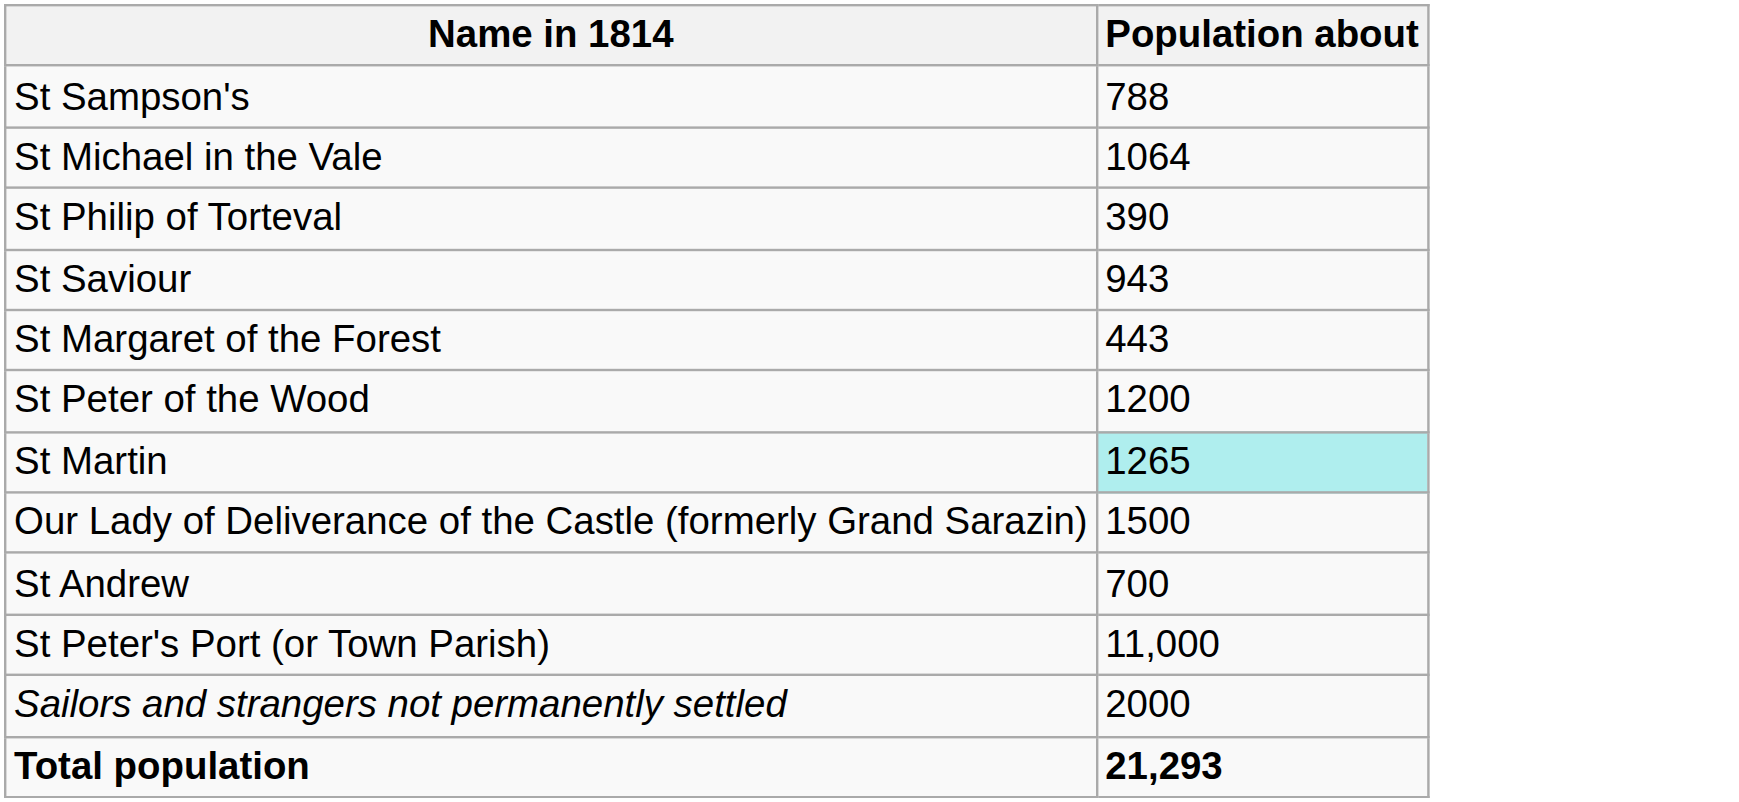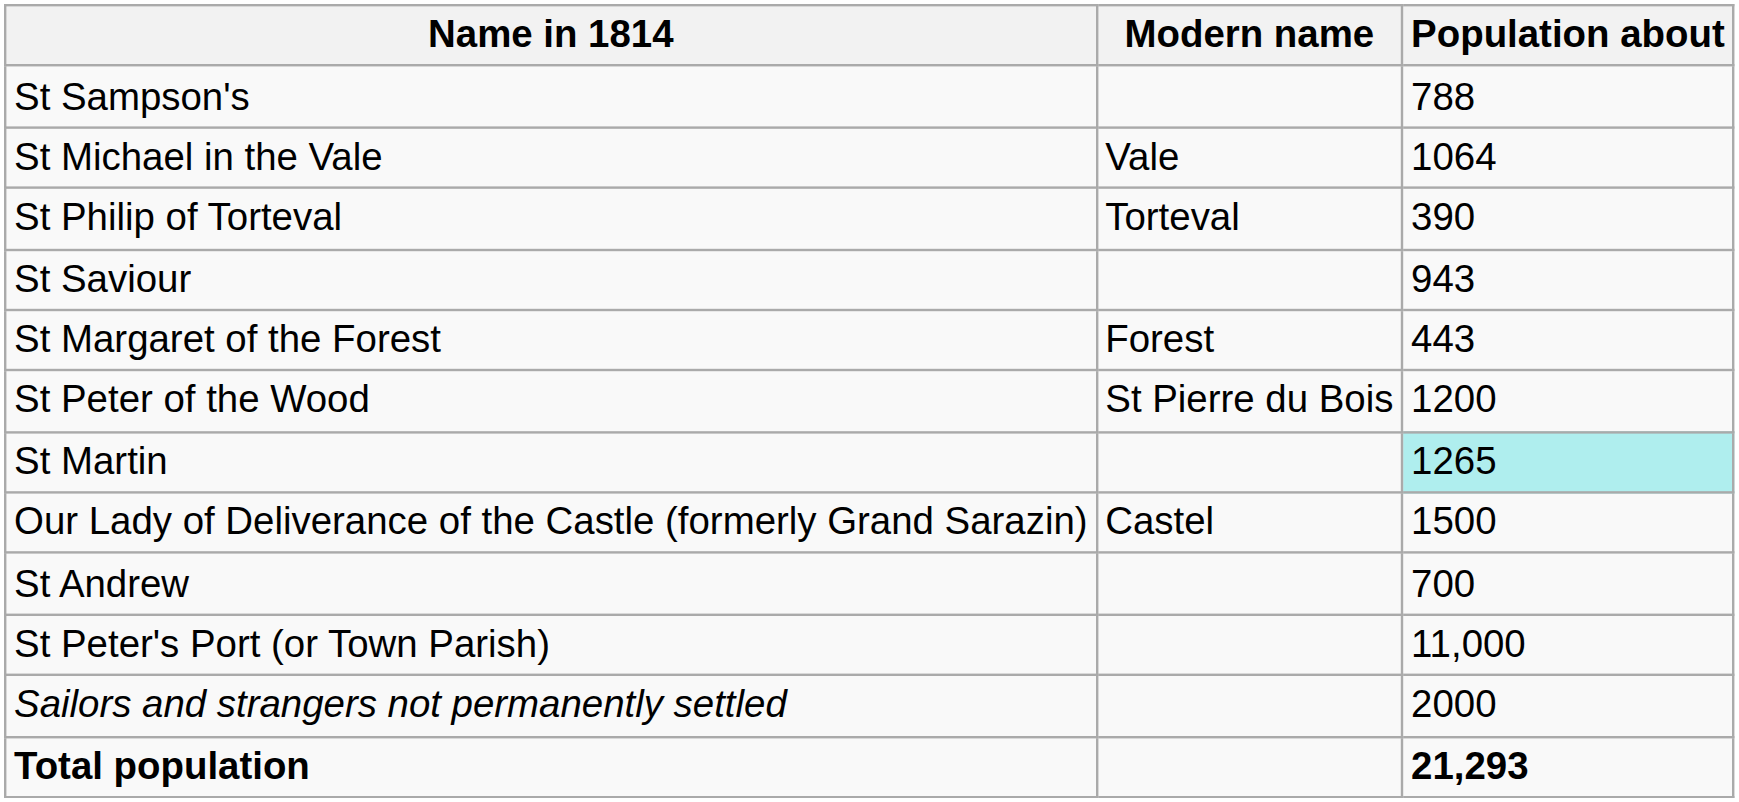+ column: (1249, 34)
